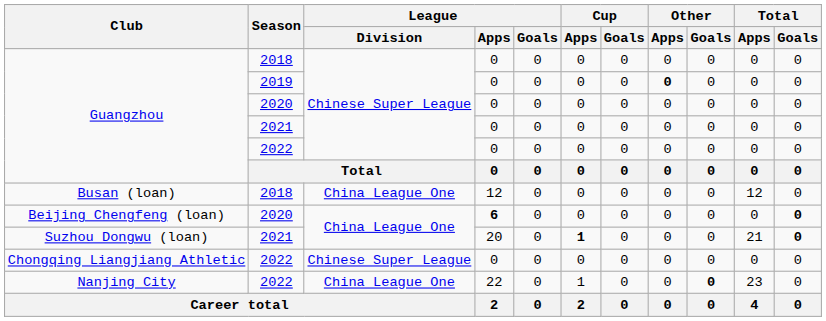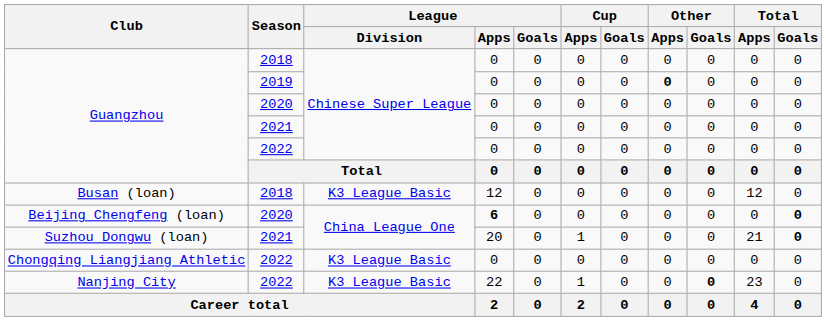(389, 194) China League One -> (389, 194) K3 League Basic
(581, 238) bold -> (581, 238) normal
(389, 260) Chinese Super League -> (389, 260) K3 League Basic
(389, 283) China League One -> (389, 283) K3 League Basic
